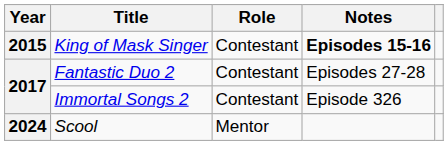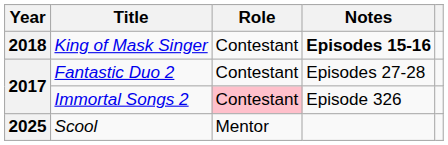(28, 45) 2015 -> (28, 45) 2018
(257, 99) no background -> (257, 99) pink background
(28, 126) 2024 -> (28, 126) 2025
